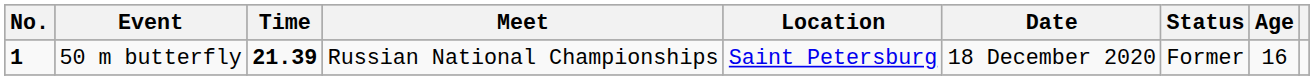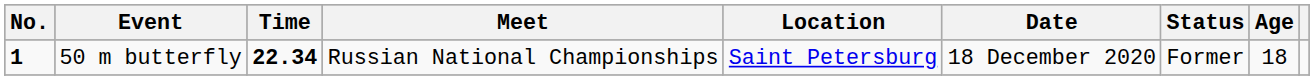(285, 58) 21.39 -> (285, 58) 22.34
(1274, 58) 16 -> (1274, 58) 18
